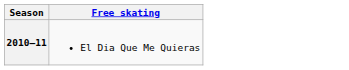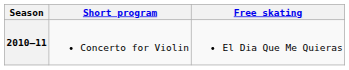+ column: (120, 12)
